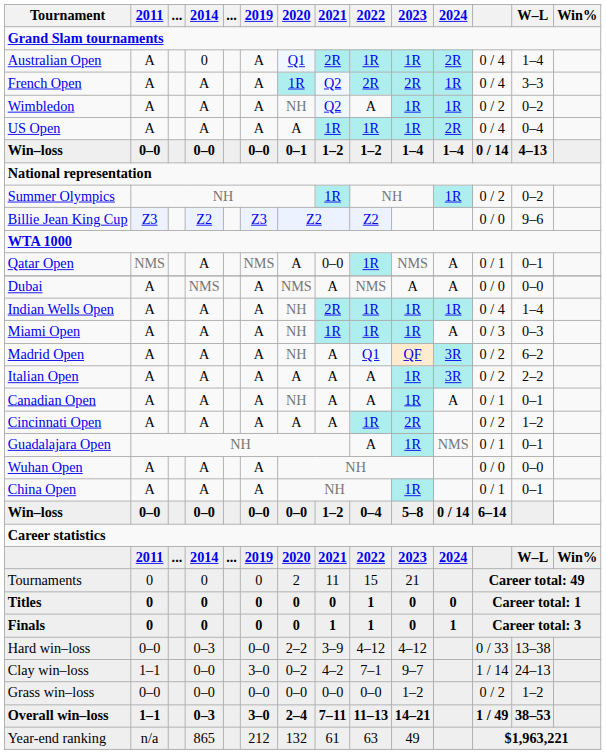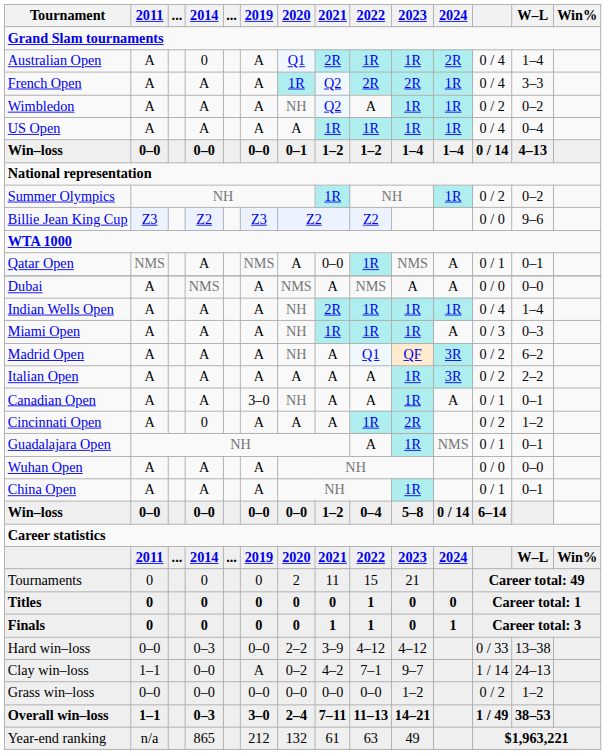(453, 128) 2R -> (453, 128) 1R
(259, 399) A -> (259, 399) 3–0
(204, 422) A -> (204, 422) 0
(259, 670) 3–0 -> (259, 670) A
